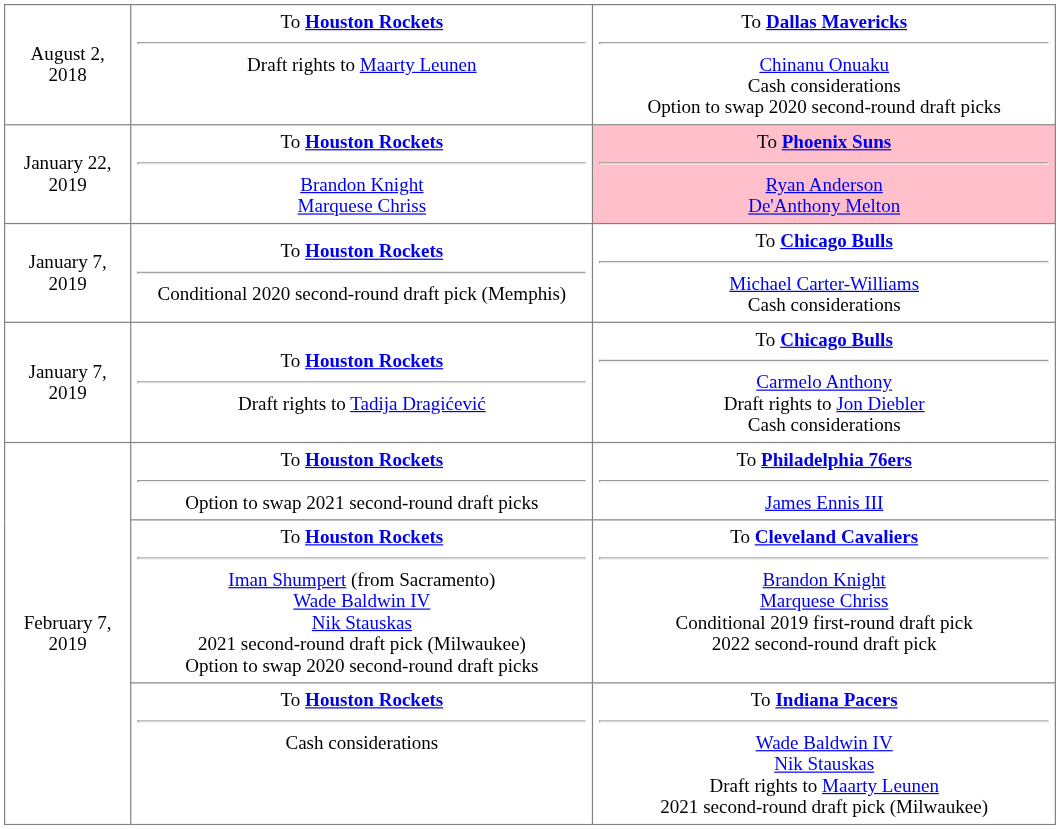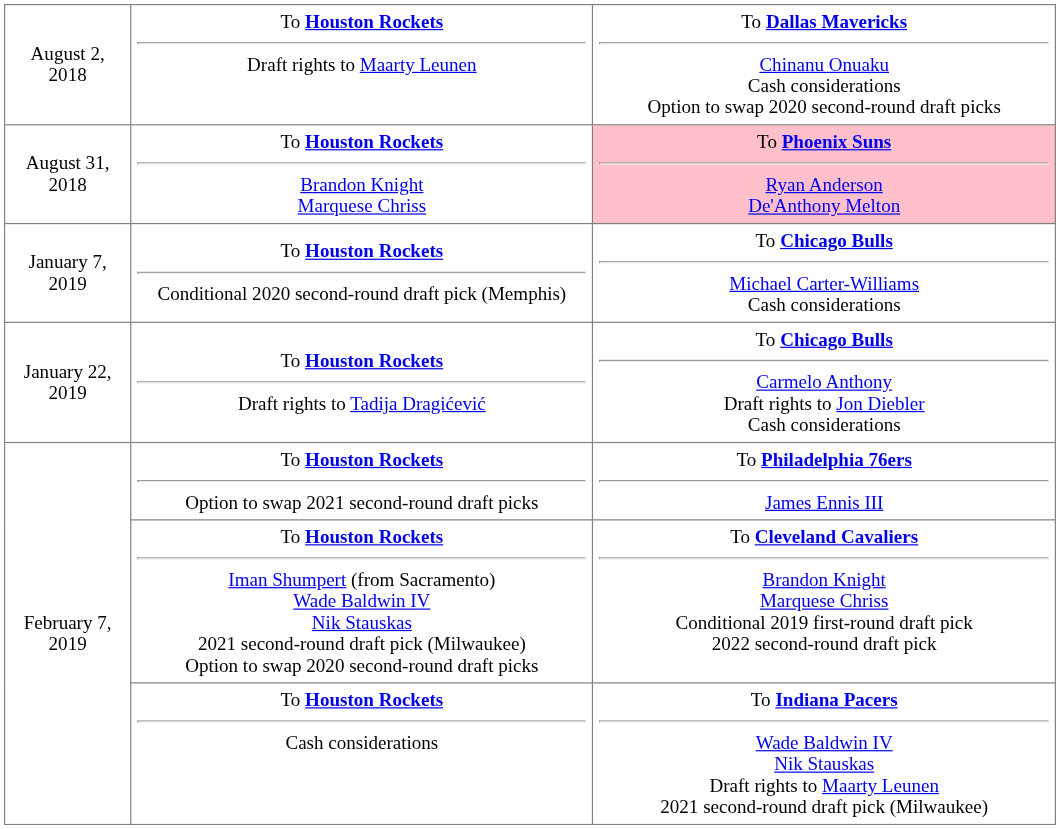(68, 174) January 22, 2019 -> (68, 174) August 31, 2018
(68, 382) January 7, 2019 -> (68, 382) January 22, 2019
